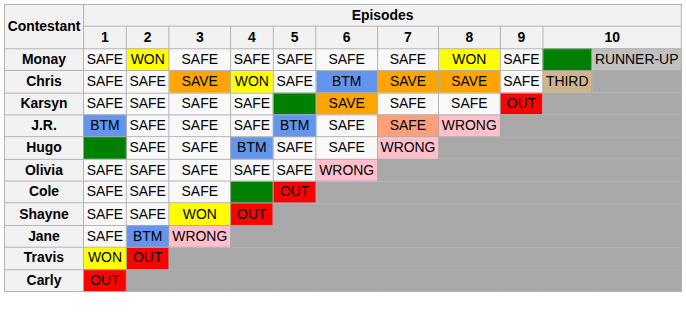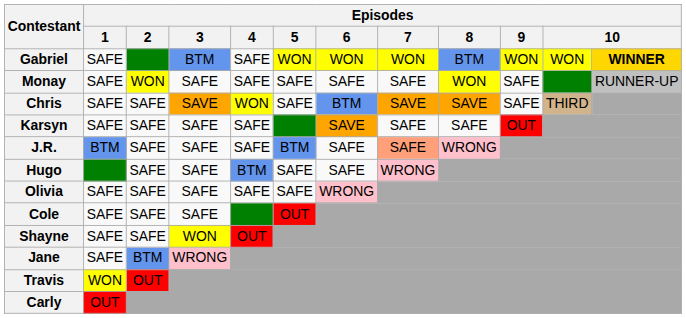+ row: (44, 59)
